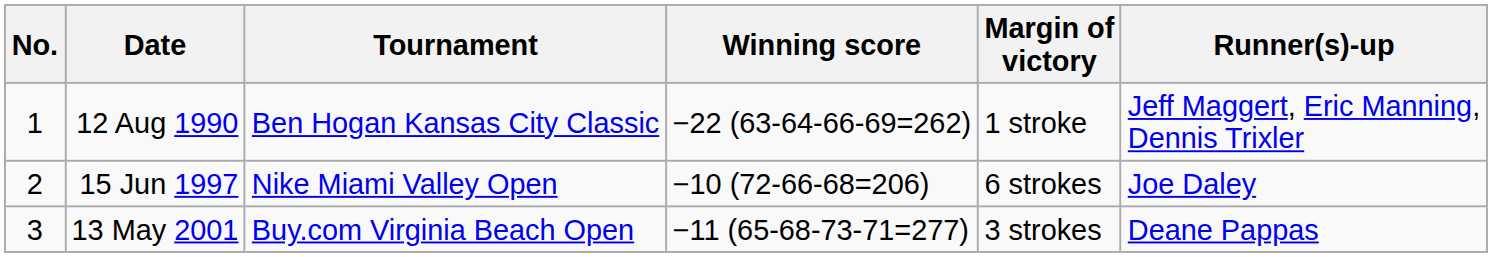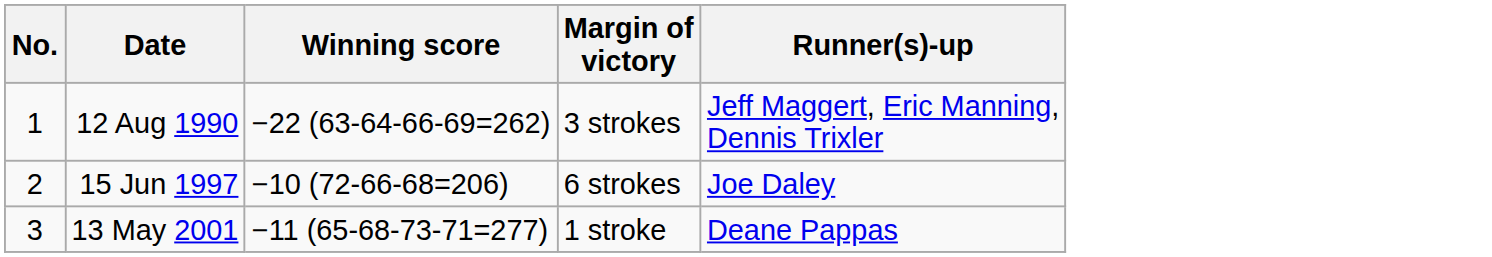- column: (456, 44)
(1036, 122) 1 stroke -> (622, 122) 3 strokes
(1043, 230) 3 strokes -> (615, 230) 1 stroke
